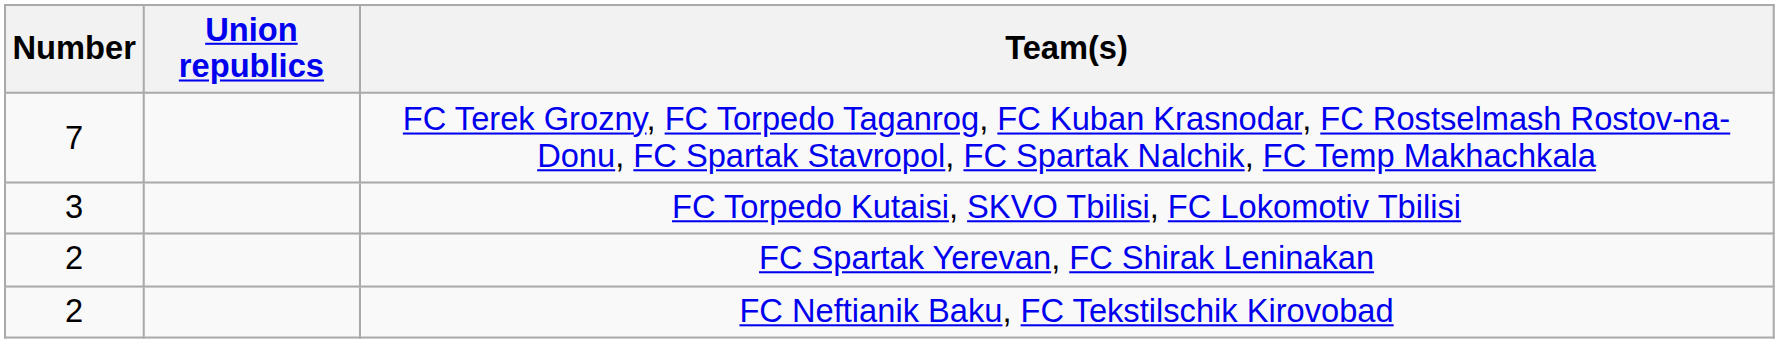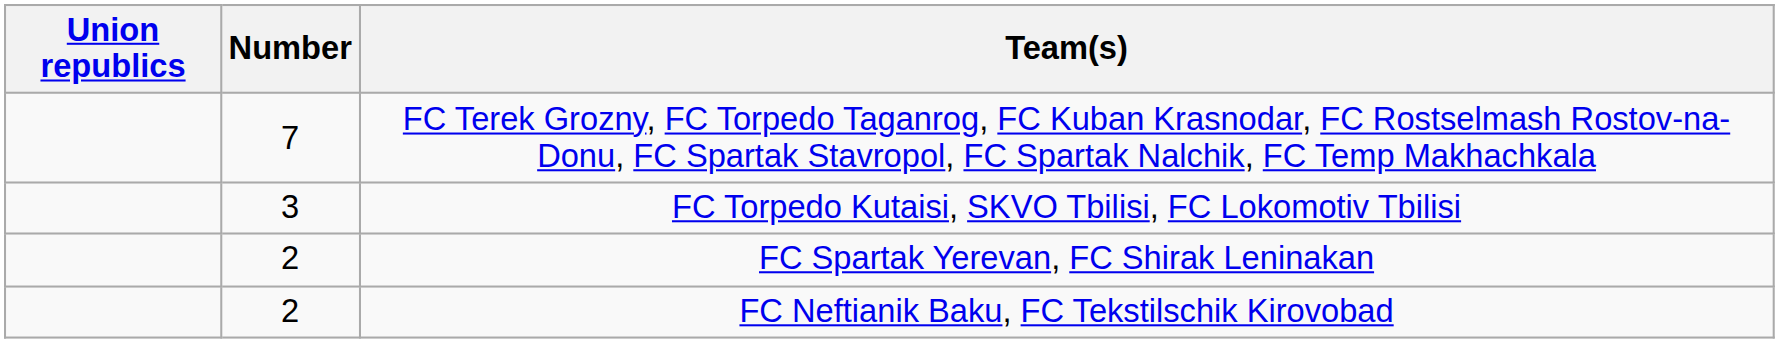columns swapped: (74, 48) <-> (251, 48)
